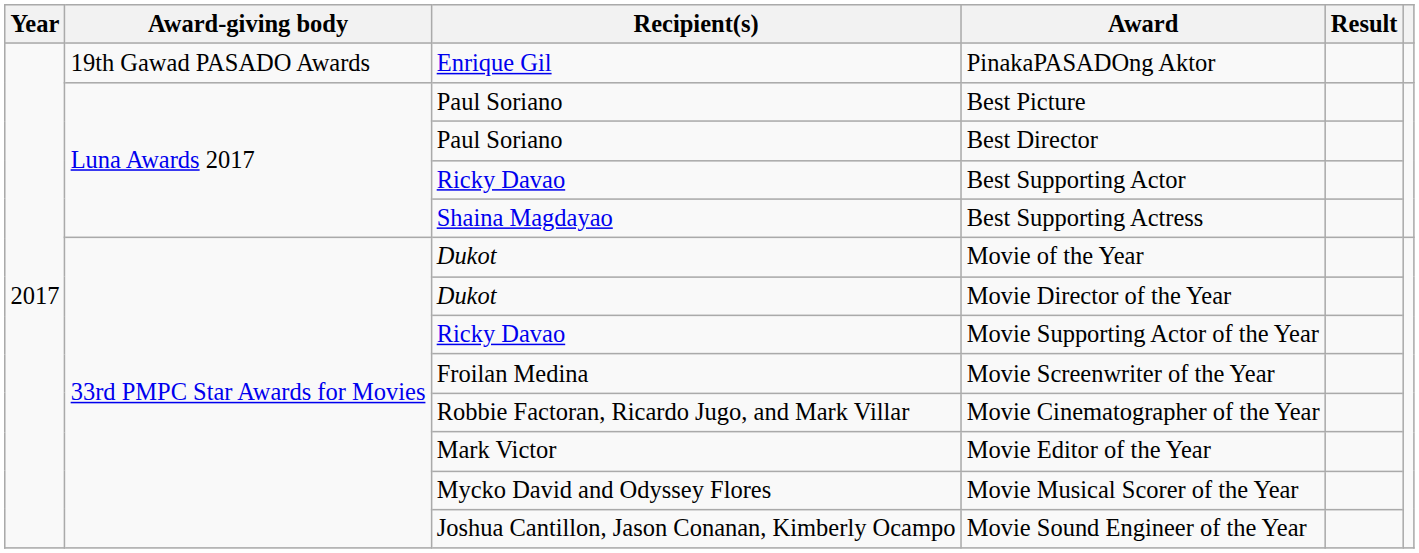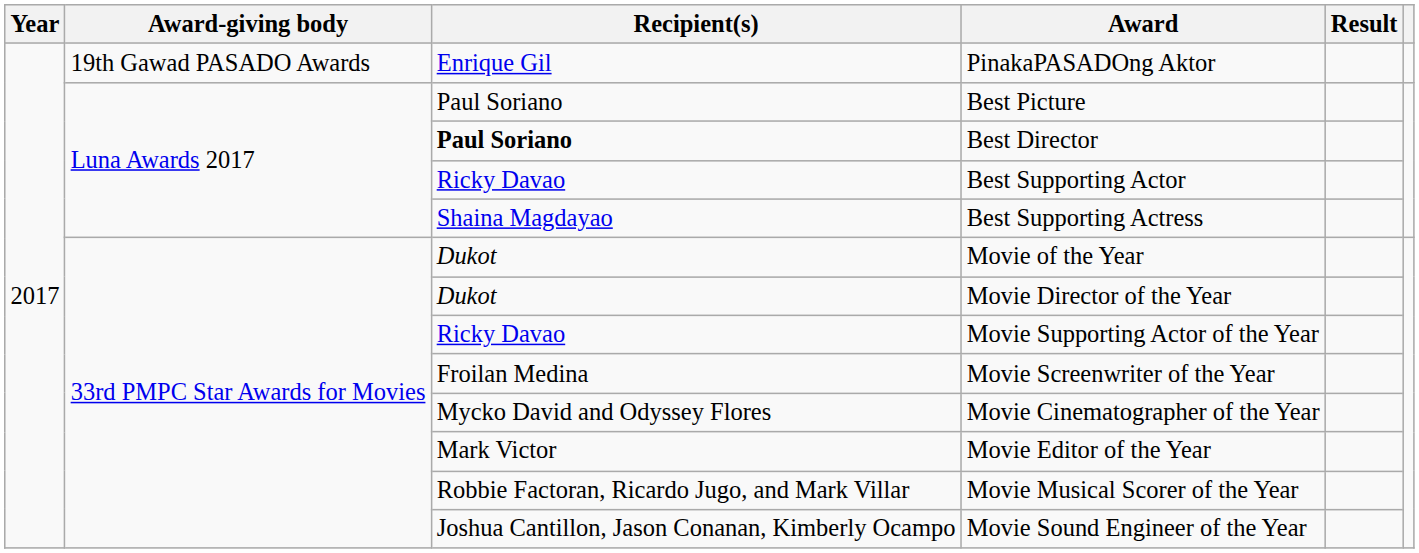(500, 140) normal -> (504, 140) bold
(673, 412) Robbie Factoran, Ricardo Jugo, and Mark Villar -> (604, 412) Mycko David and Odyssey Flores
(604, 489) Mycko David and Odyssey Flores -> (673, 489) Robbie Factoran, Ricardo Jugo, and Mark Villar
